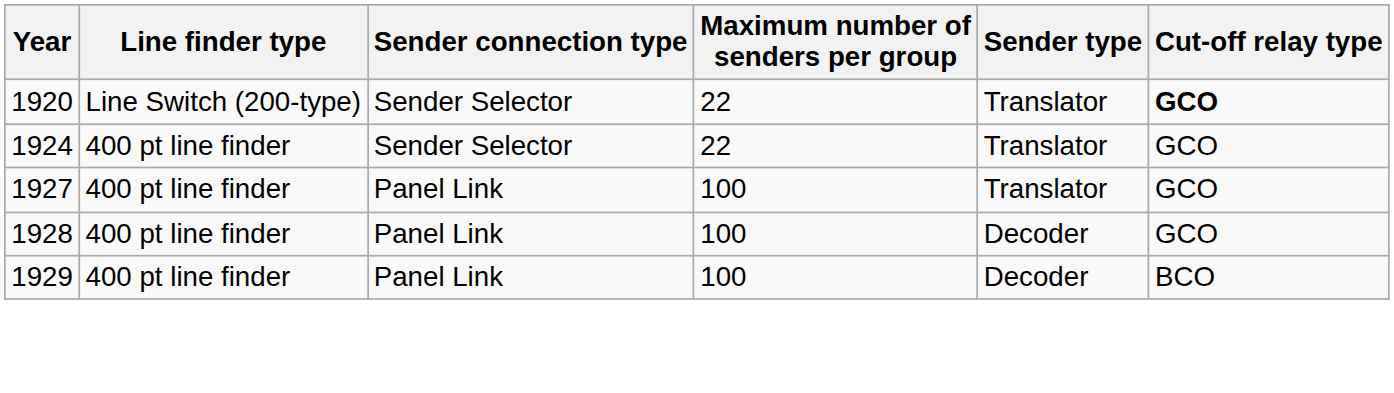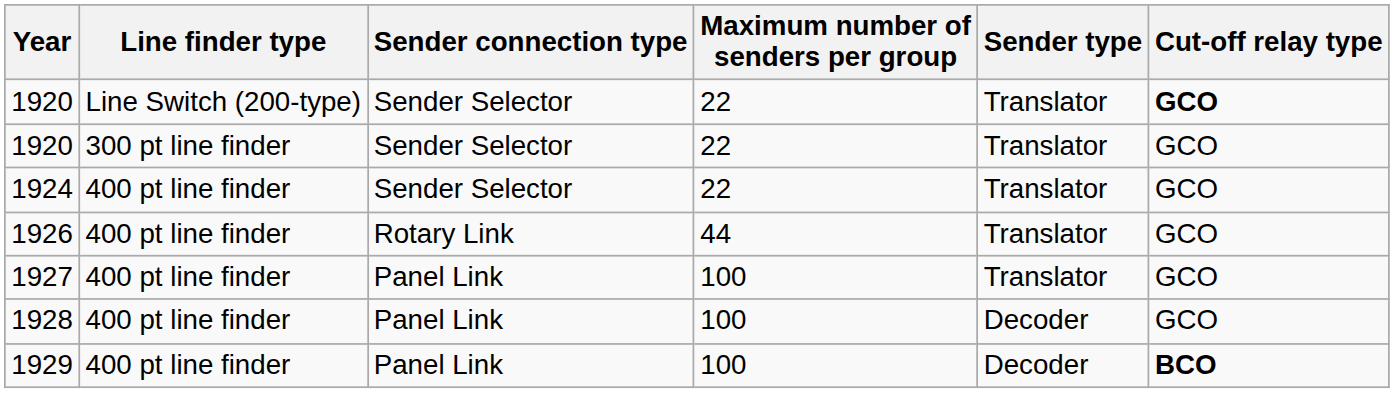+ row: (42, 145)
+ row: (42, 233)
(1185, 277) normal -> (1186, 364) bold
